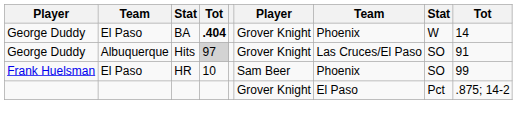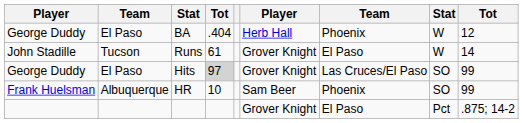(214, 33) bold -> (220, 33) normal
(274, 33) Grover Knight -> (267, 33) Herb Hall
(462, 33) 14 -> (468, 33) 12
+ row: (188, 52)
(135, 52) Albuquerque -> (121, 71) El Paso
(462, 52) 91 -> (468, 71) 99
(121, 71) El Paso -> (135, 90) Albuquerque
